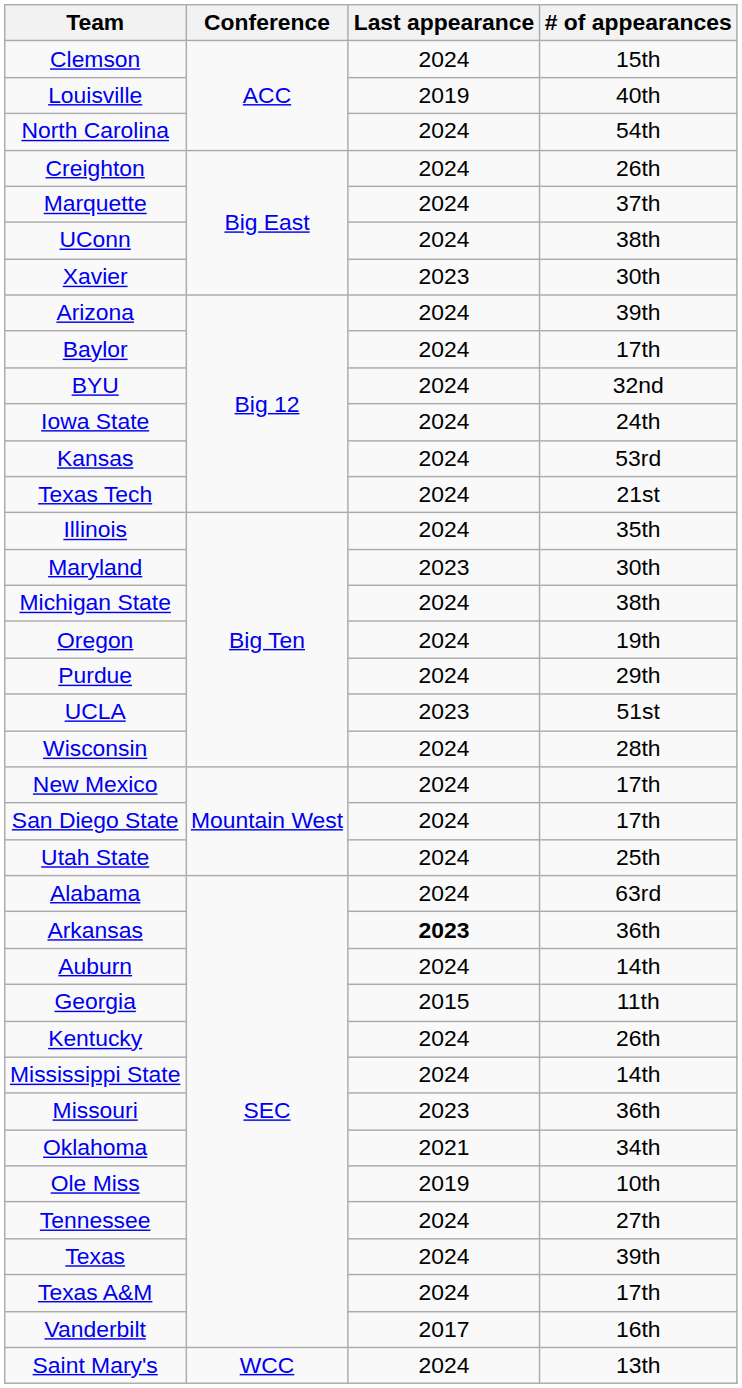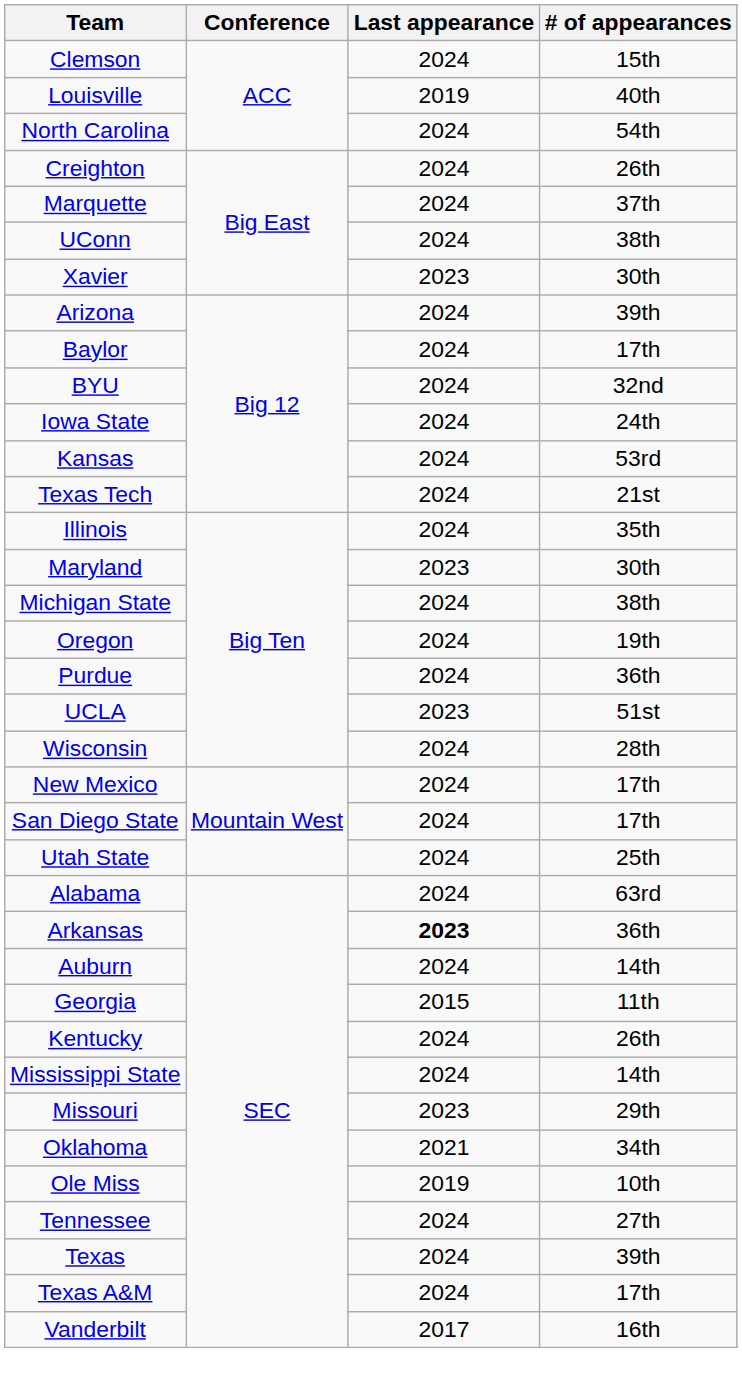(638, 675) 29th -> (638, 675) 36th
(638, 1111) 36th -> (638, 1111) 29th
- row: (95, 1365)
